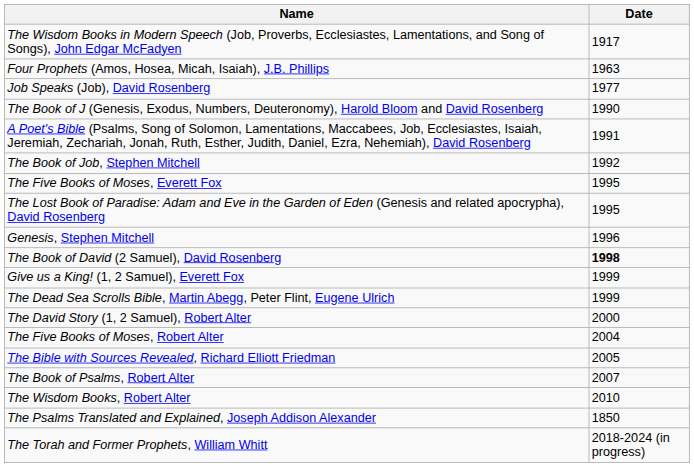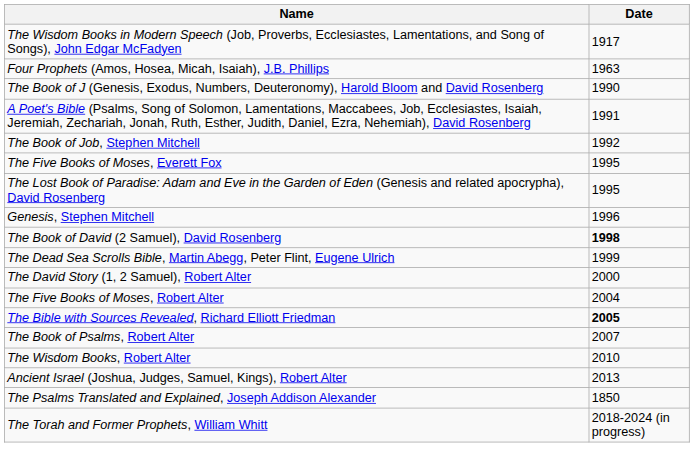- row: (109, 88)
- row: (126, 277)
(606, 357) normal -> (606, 317) bold
+ row: (177, 377)
